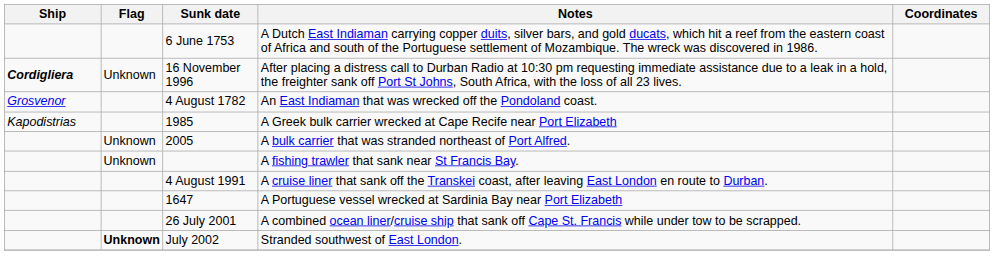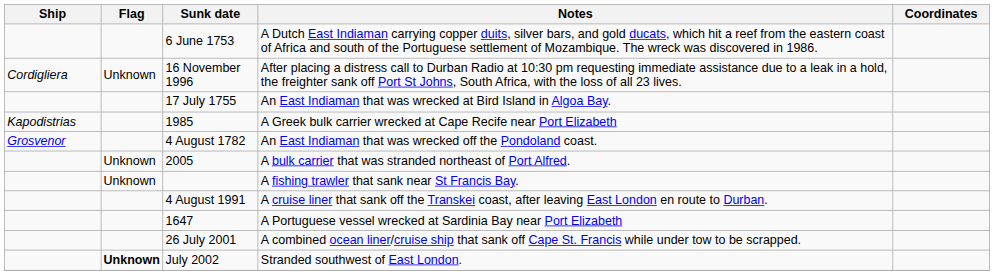(40, 75) bold -> (37, 75) normal
+ row: (201, 101)
rows swapped: (205, 101) <-> (179, 121)
